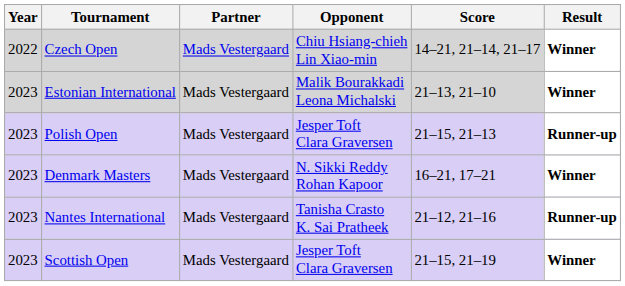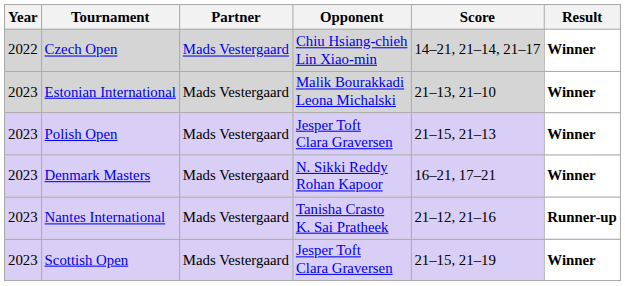(582, 134) Runner-up -> (572, 134) Winner
